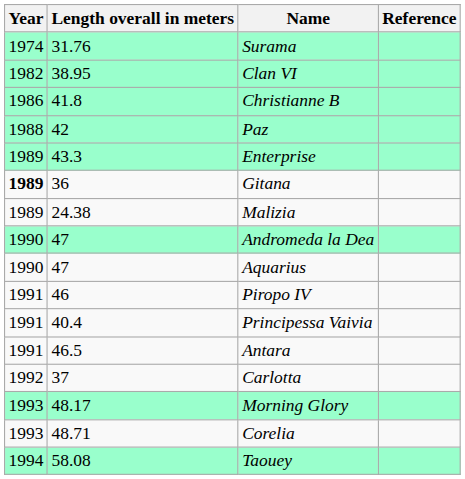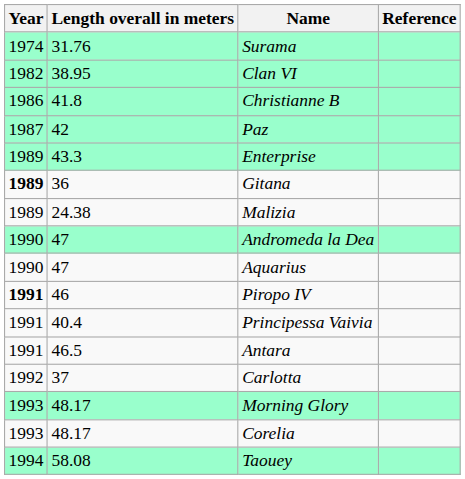(26, 128) 1988 -> (26, 128) 1987
(26, 294) normal -> (26, 294) bold
(71, 433) 48.71 -> (71, 433) 48.17
